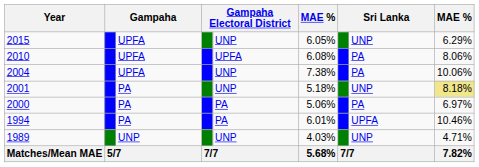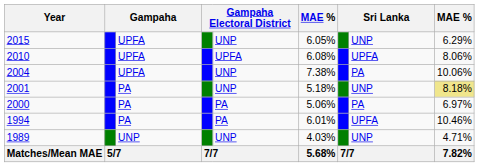(358, 56) PA -> (365, 56) UPFA
